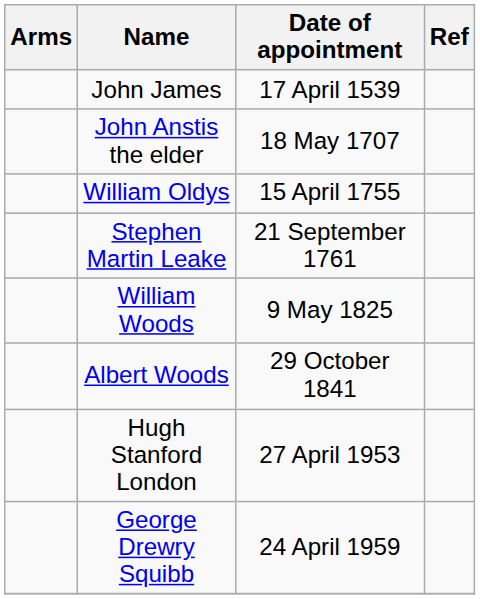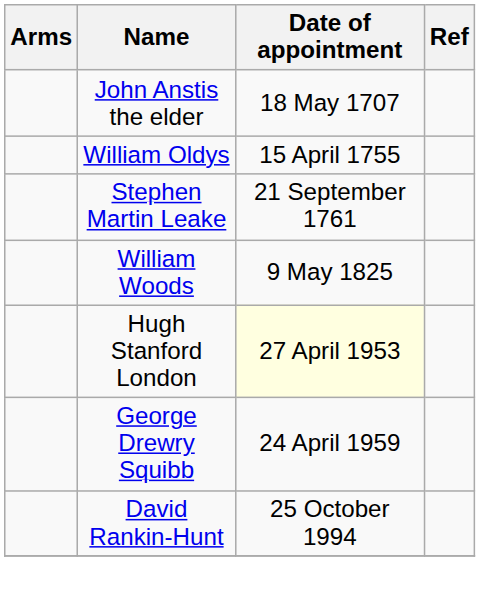- row: (156, 89)
- row: (156, 375)
(330, 454) no background -> (330, 351) lightyellow background
+ row: (156, 522)
